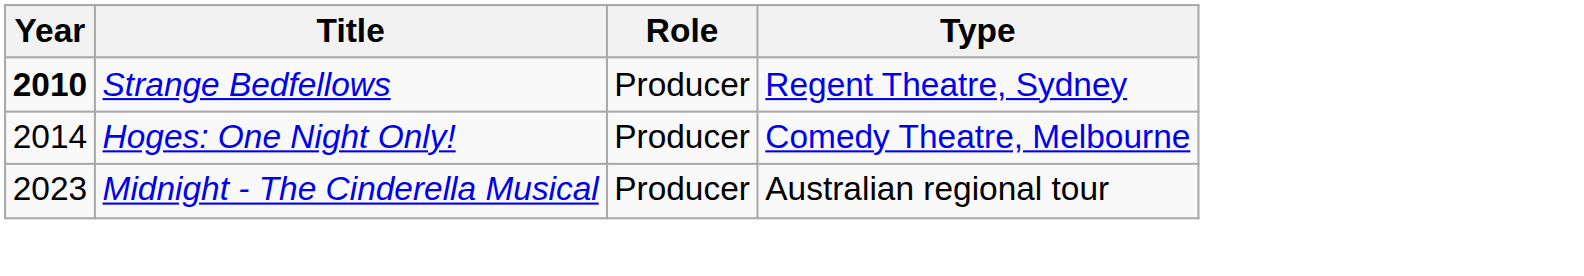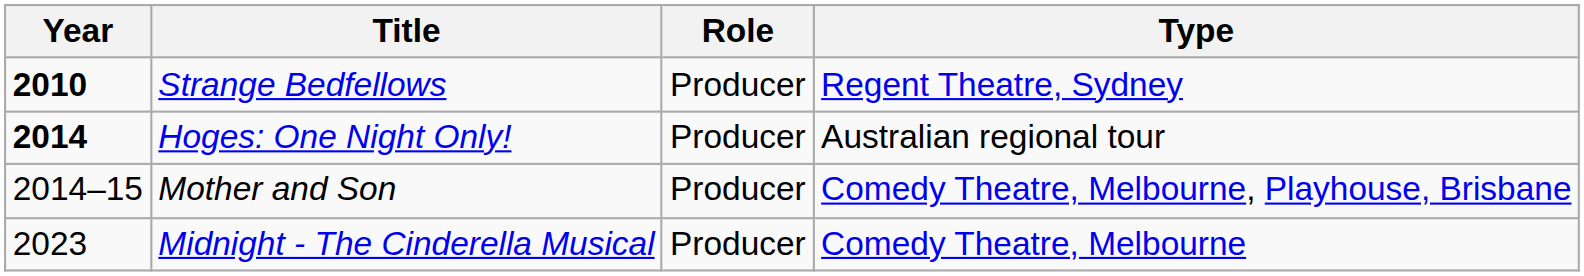(50, 137) normal -> (50, 137) bold
(978, 137) Comedy Theatre, Melbourne -> (993, 137) Australian regional tour
+ row: (277, 190)
(937, 190) Australian regional tour -> (1034, 243) Comedy Theatre, Melbourne
